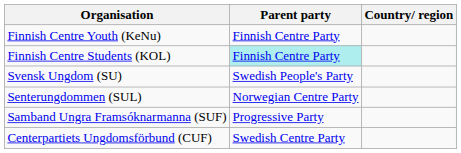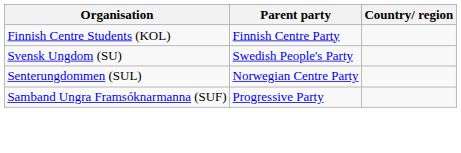- row: (84, 35)
(286, 55) paleturquoise background -> (286, 35) no background
- row: (110, 138)
